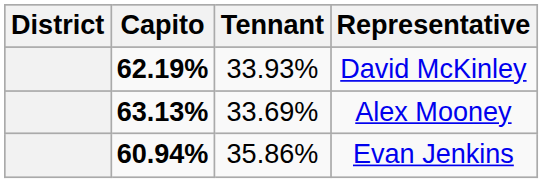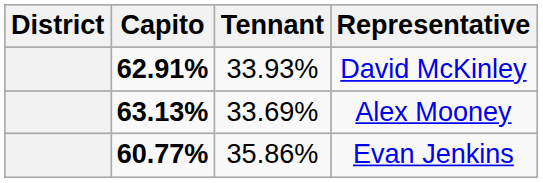(163, 68) 62.19% -> (163, 68) 62.91%
(163, 154) 60.94% -> (163, 154) 60.77%
